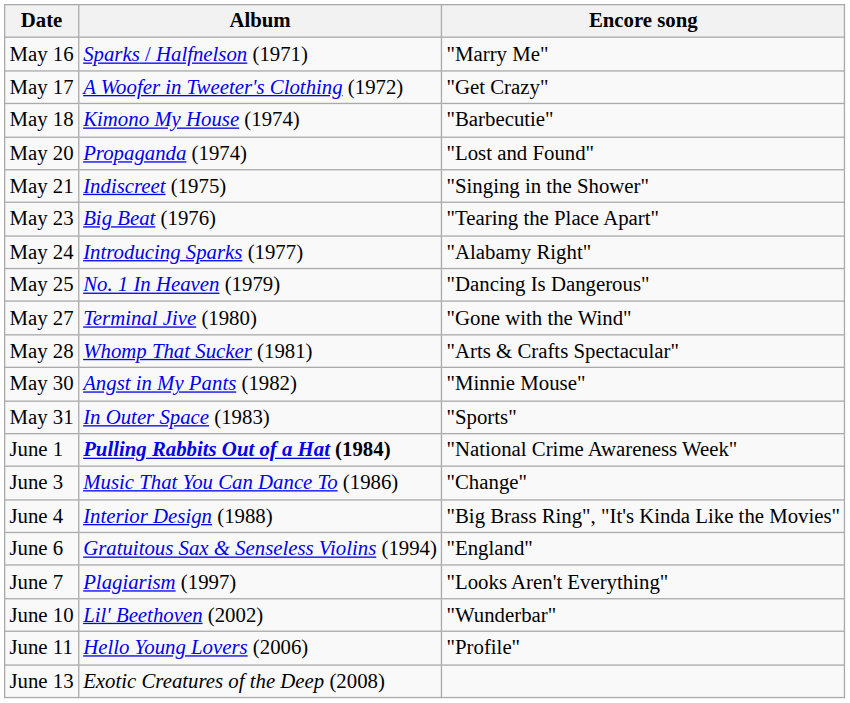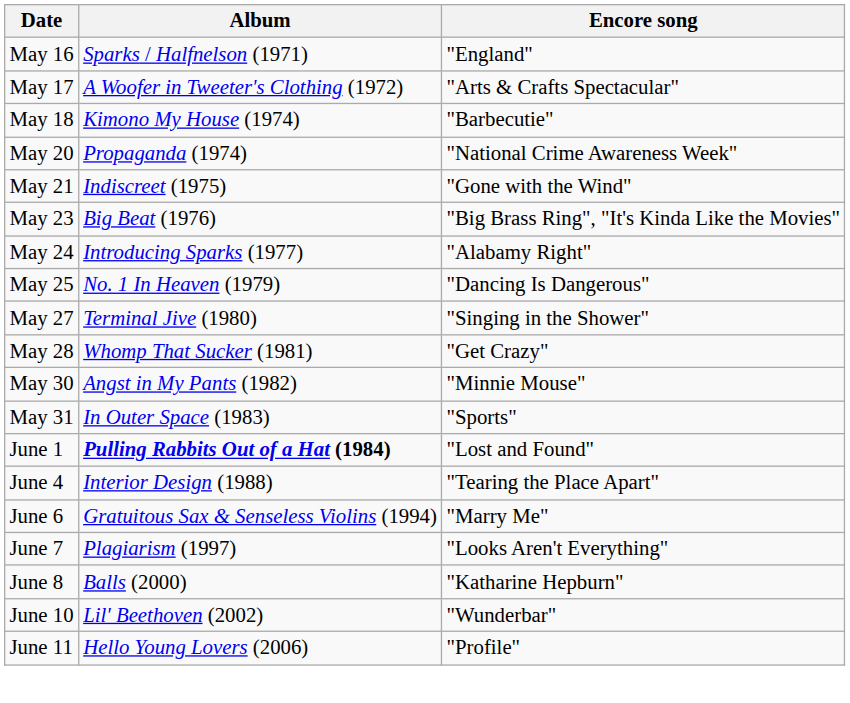(497, 53) "Marry Me" -> (490, 53) "England"
(497, 86) "Get Crazy" -> (563, 86) "Arts & Crafts Spectacular"
(520, 152) "Lost and Found" -> (592, 152) "National Crime Awareness Week"
(548, 185) "Singing in the Shower" -> (539, 185) "Gone with the Wind"
(553, 218) "Tearing the Place Apart" -> (643, 218) "Big Brass Ring", "It's Kinda Like the Movies"
(539, 317) "Gone with the Wind" -> (548, 317) "Singing in the Shower"
(563, 350) "Arts & Crafts Spectacular" -> (497, 350) "Get Crazy"
(592, 449) "National Crime Awareness Week" -> (520, 449) "Lost and Found"
- row: (36, 482)
(643, 515) "Big Brass Ring", "It's Kinda Like the Movies" -> (553, 482) "Tearing the Place Apart"
(490, 548) "England" -> (497, 515) "Marry Me"
+ row: (36, 581)
- row: (42, 680)
